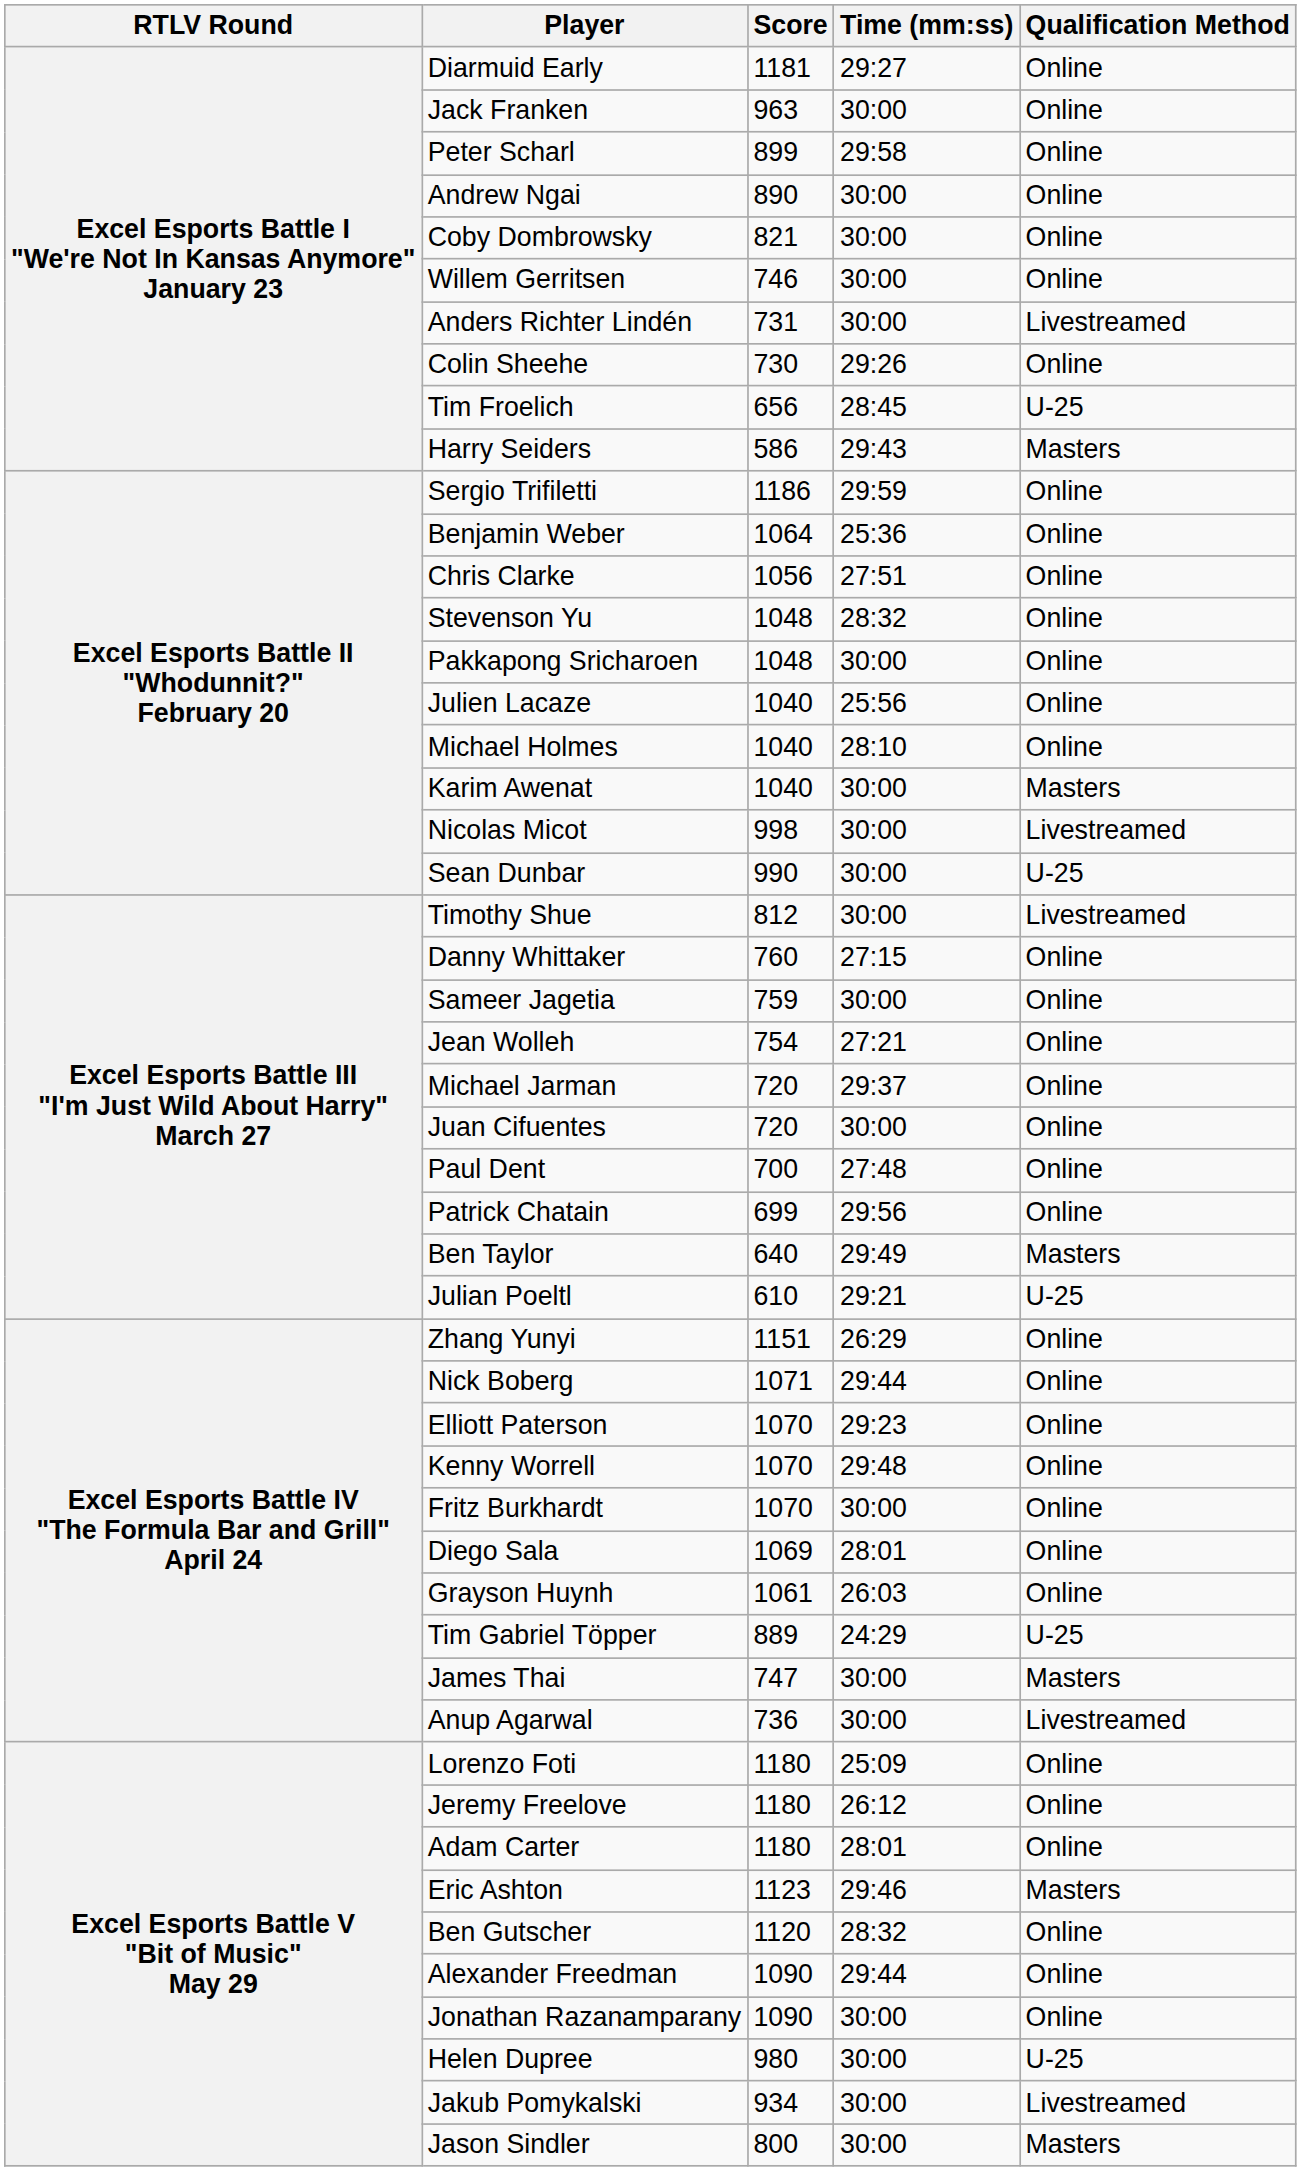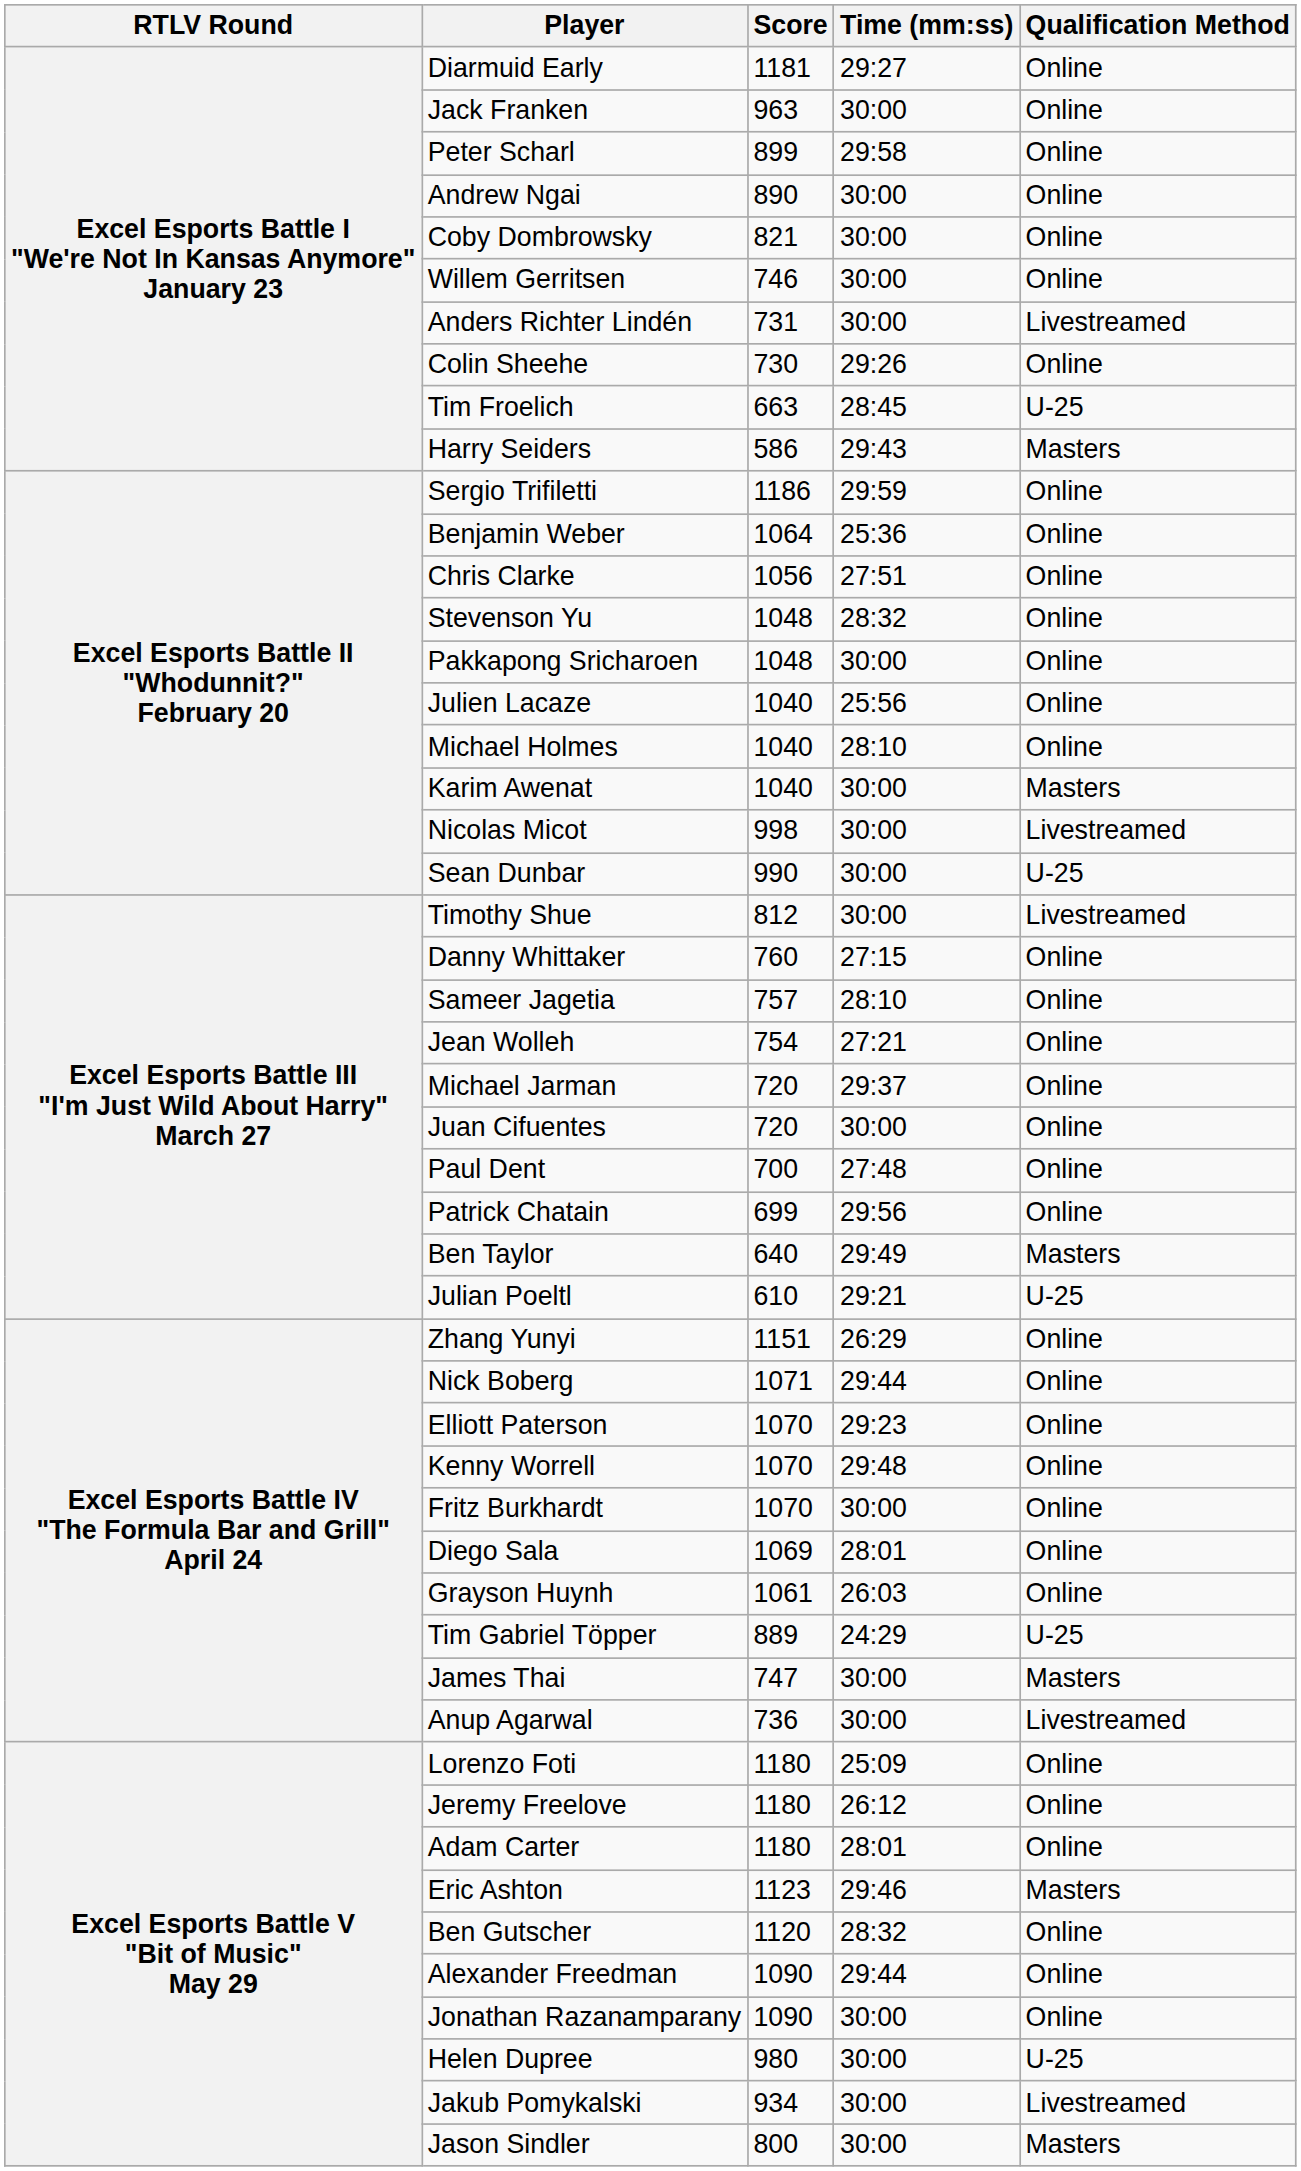(776, 407) 656 -> (776, 407) 663
(776, 1000) 759 -> (776, 1000) 757
(873, 1000) 30:00 -> (873, 1000) 28:10
